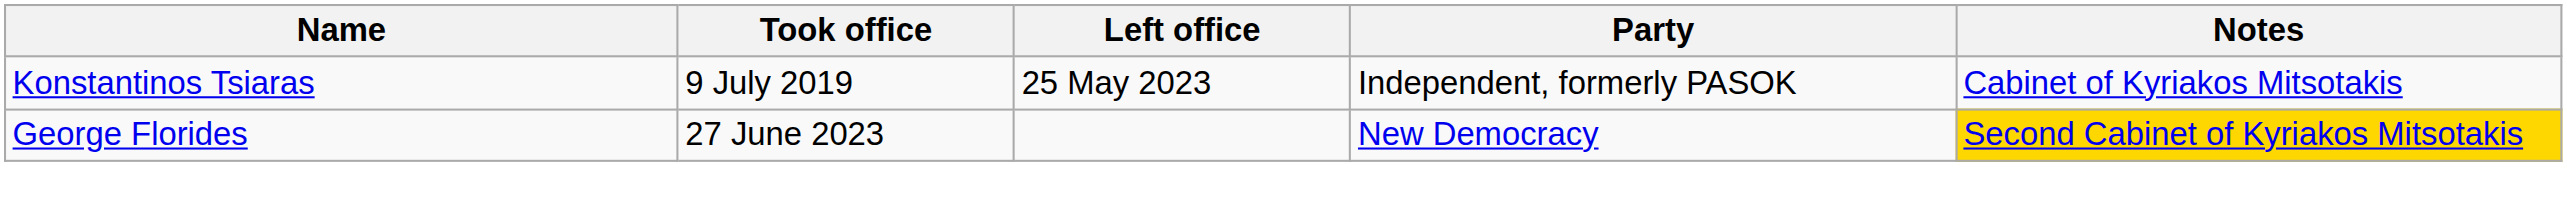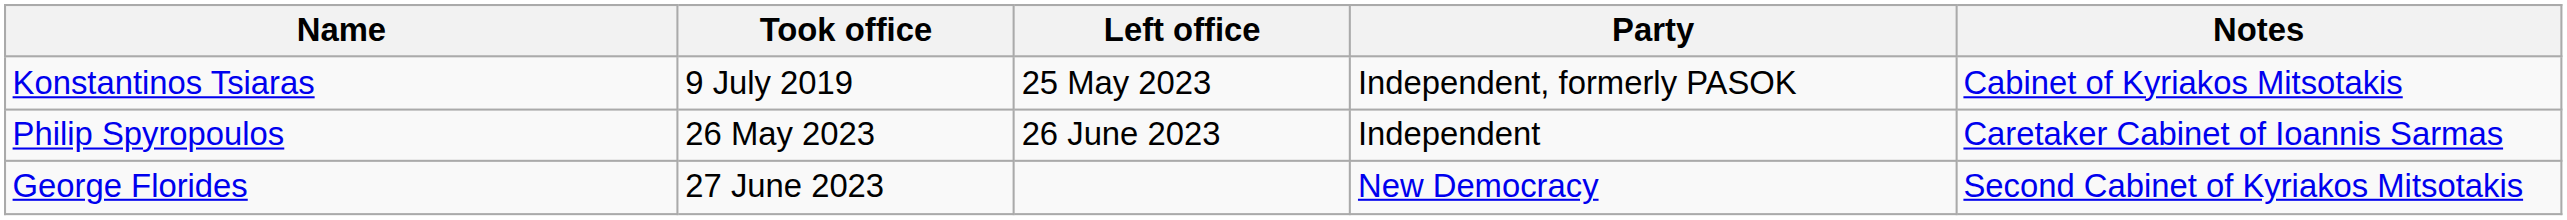+ row: (148, 134)
(2243, 134) gold background -> (2243, 186) no background
